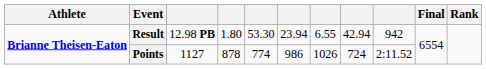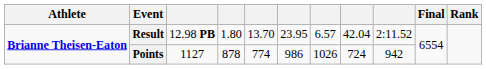(261, 34) 53.30 -> (261, 34) 13.70
(294, 34) 23.94 -> (294, 34) 23.95
(325, 34) 6.55 -> (325, 34) 6.57
(357, 34) 42.94 -> (357, 34) 42.04
(394, 34) 942 -> (394, 34) 2:11.52
(394, 54) 2:11.52 -> (394, 54) 942
